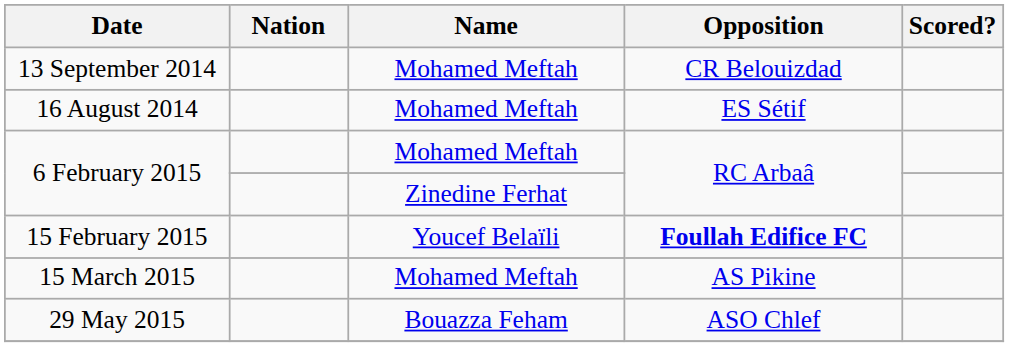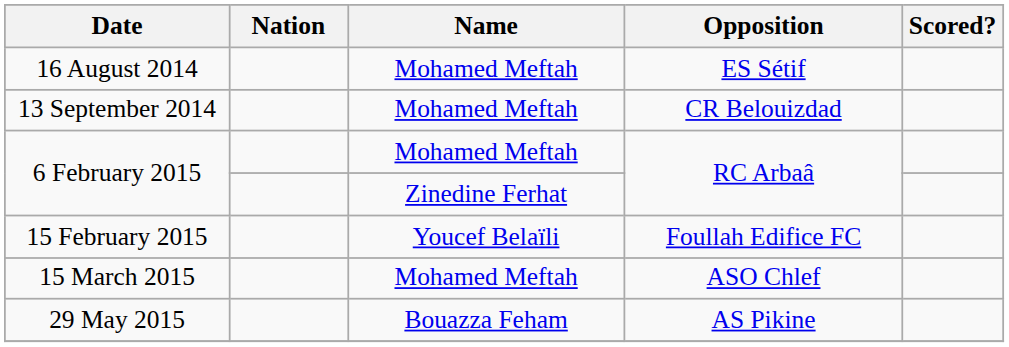rows swapped: (117, 109) <-> (117, 67)
(764, 236) bold -> (764, 236) normal
(764, 278) AS Pikine -> (764, 278) ASO Chlef
(764, 320) ASO Chlef -> (764, 320) AS Pikine
